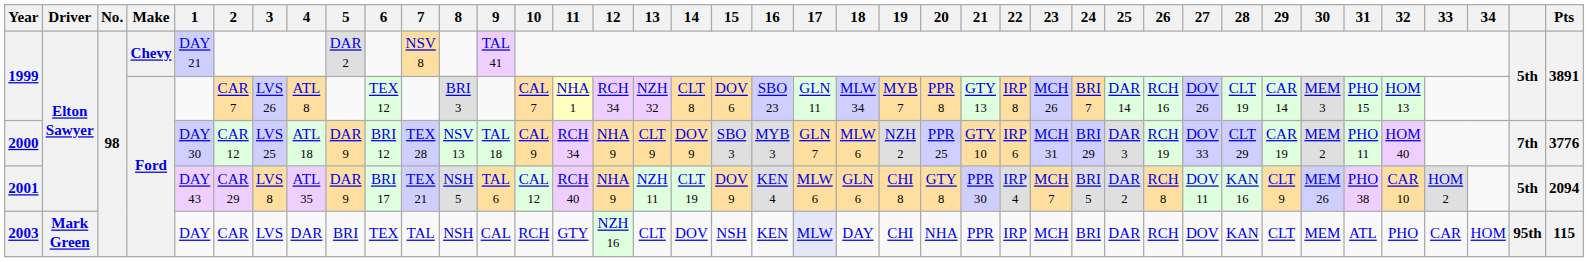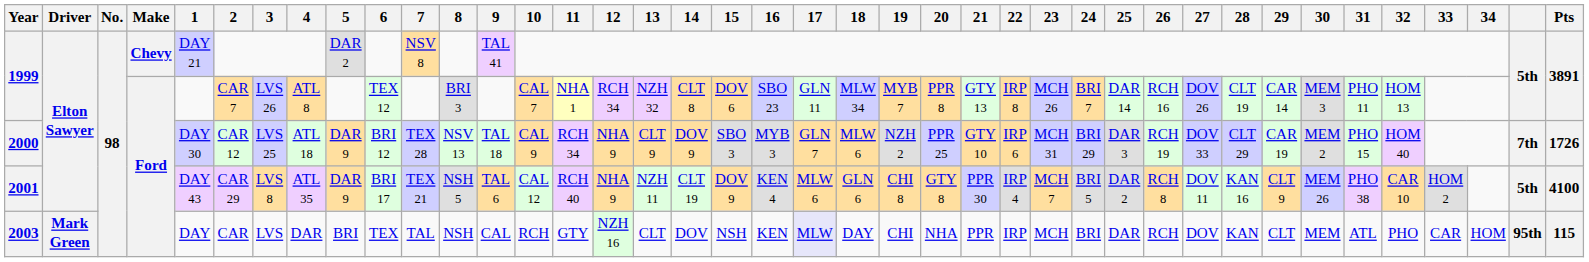(1363, 97) PHO 15 -> (1363, 97) PHO 11
(1363, 142) PHO 11 -> (1363, 142) PHO 15
(1564, 143) 3776 -> (1564, 143) 1726
(1564, 188) 2094 -> (1564, 188) 4100
